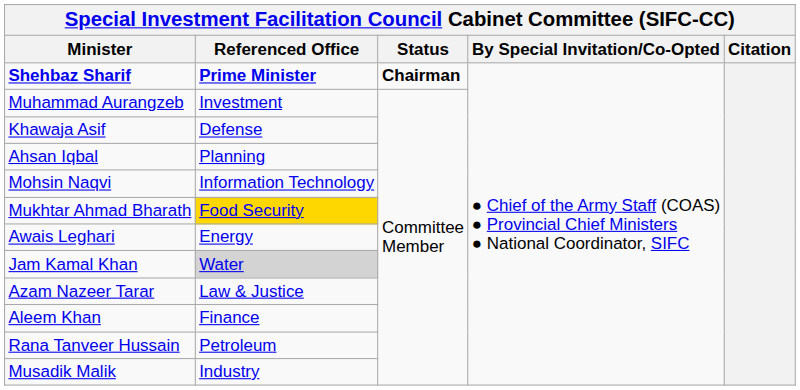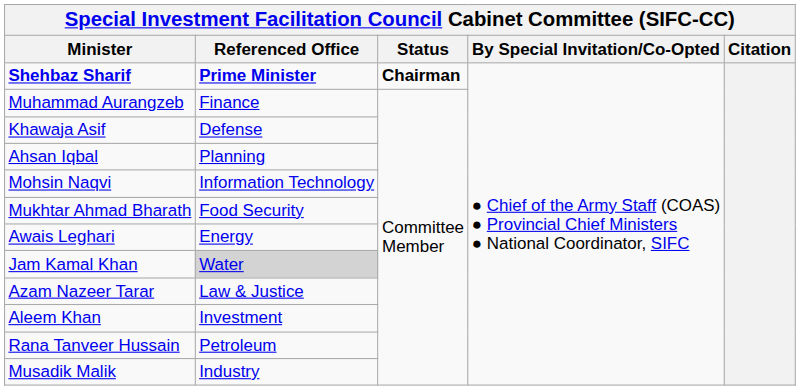(241, 102) Investment -> (229, 102) Finance
(251, 210) gold background -> (251, 210) no background
(229, 318) Finance -> (241, 318) Investment
